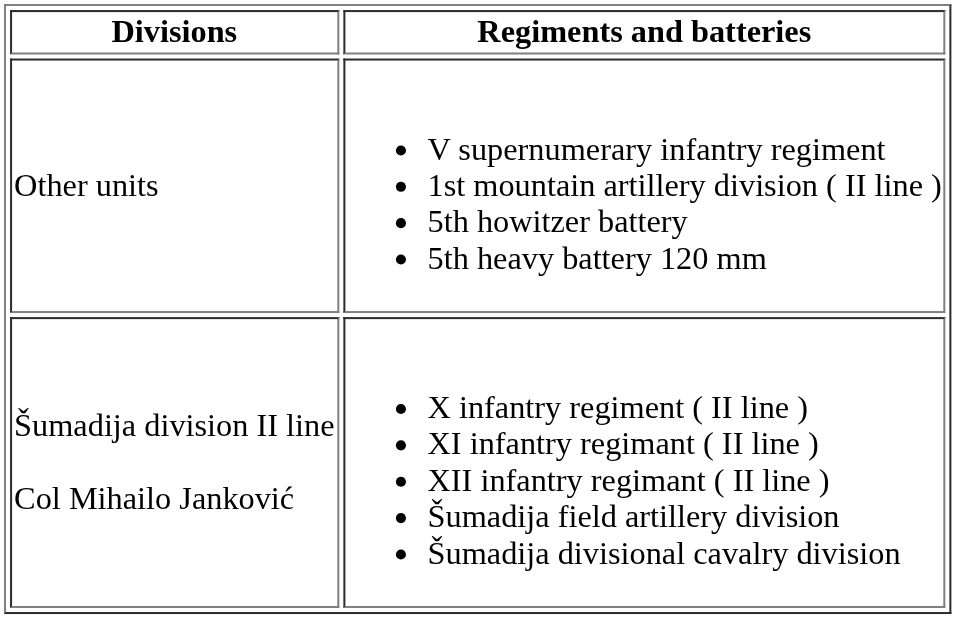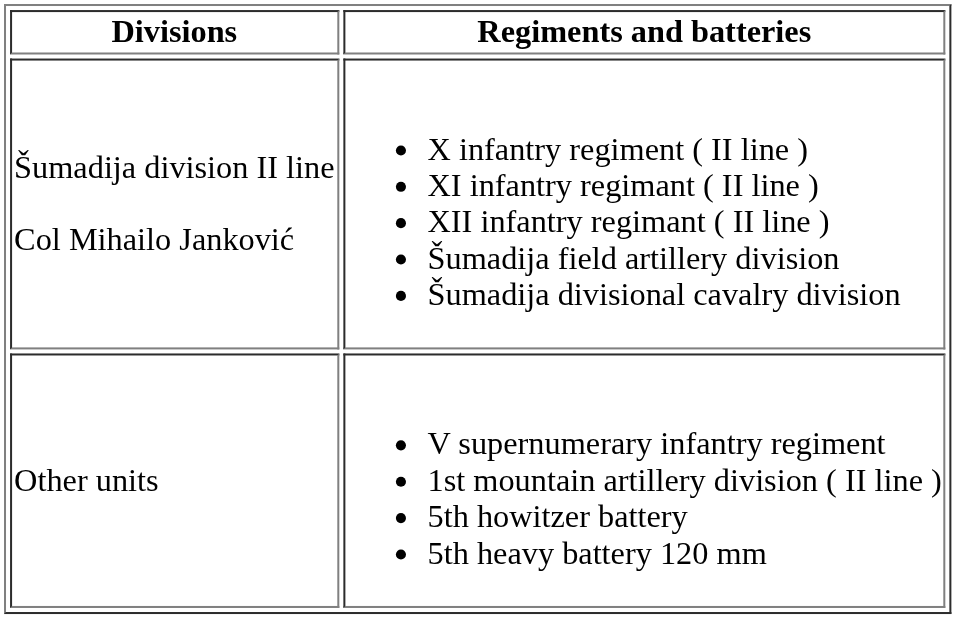rows swapped: (174, 462) <-> (86, 203)
